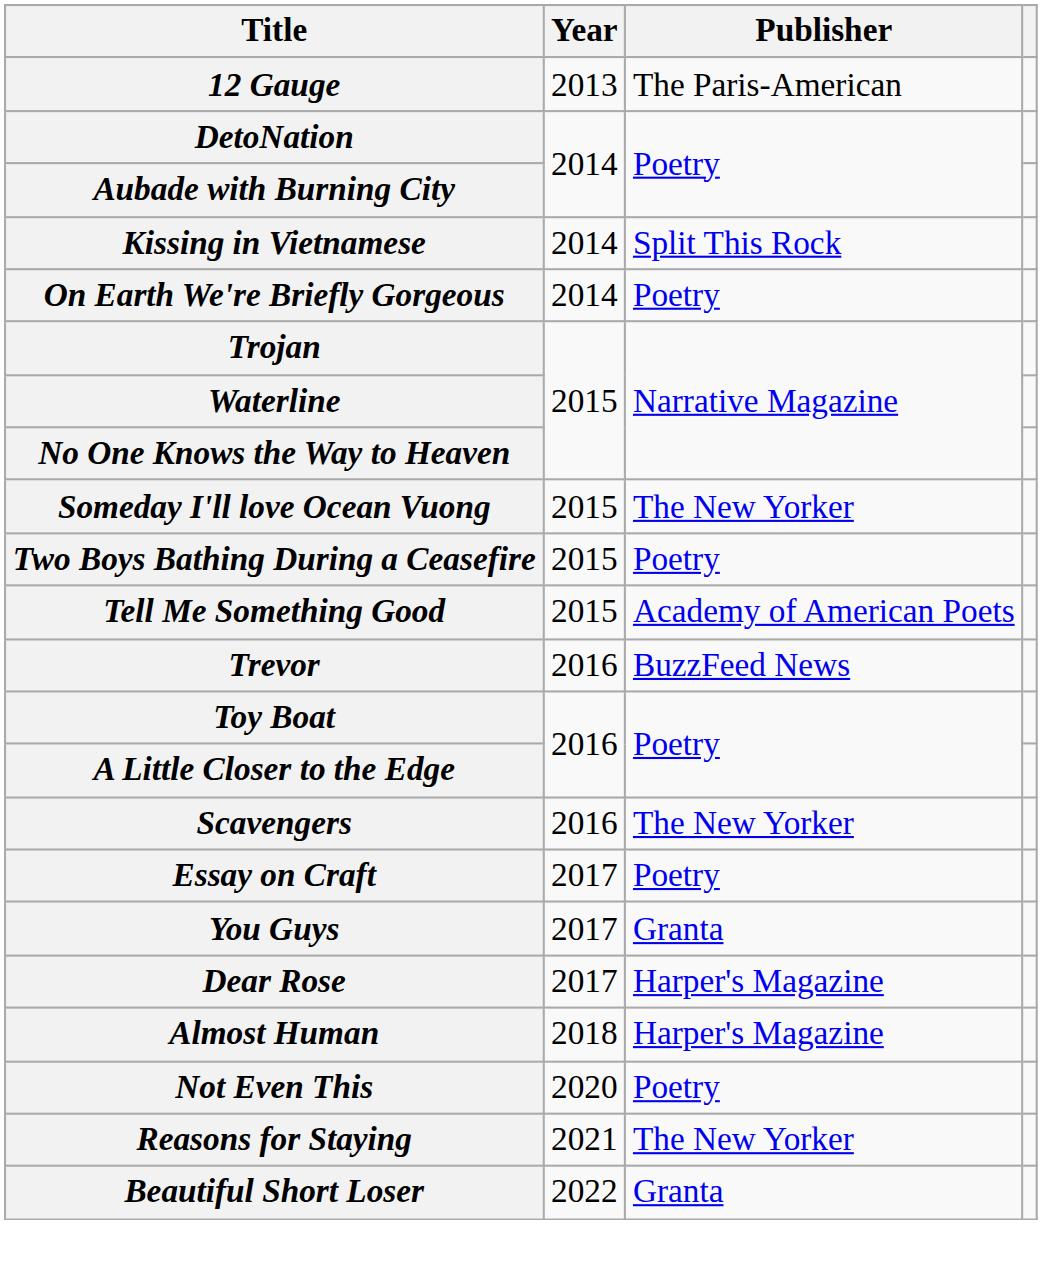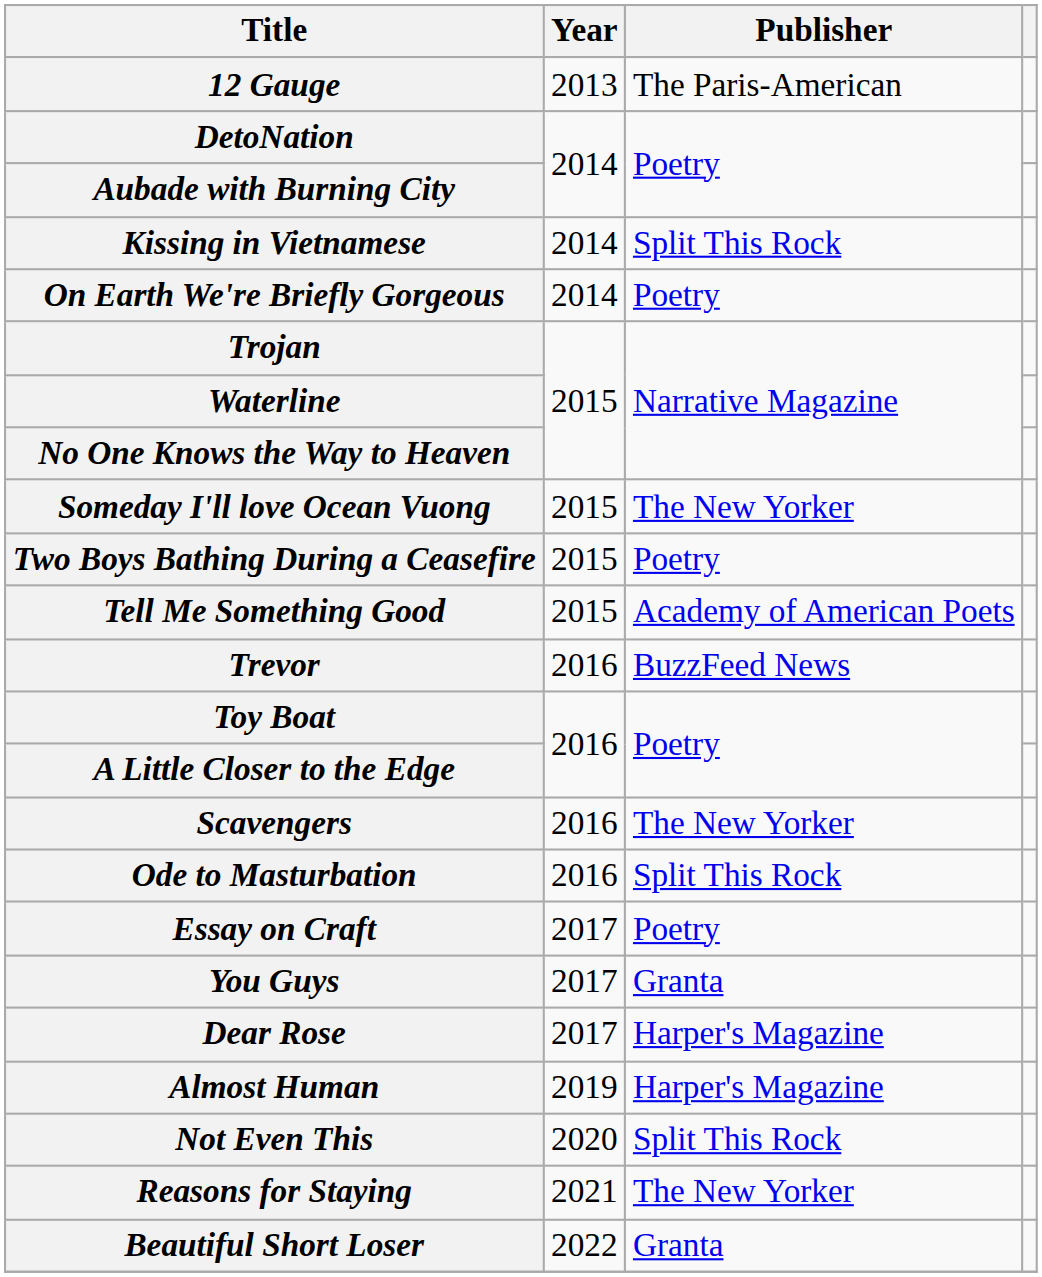+ row: (274, 875)
(584, 1033) 2018 -> (584, 1086) 2019
(676, 1086) Poetry -> (737, 1139) Split This Rock
